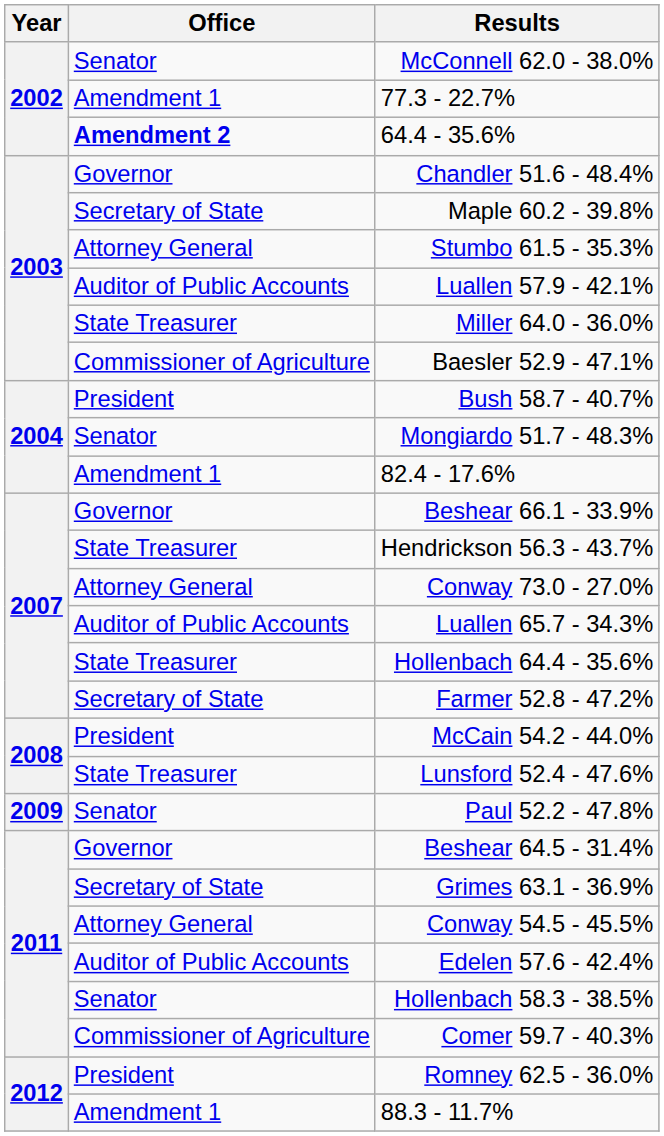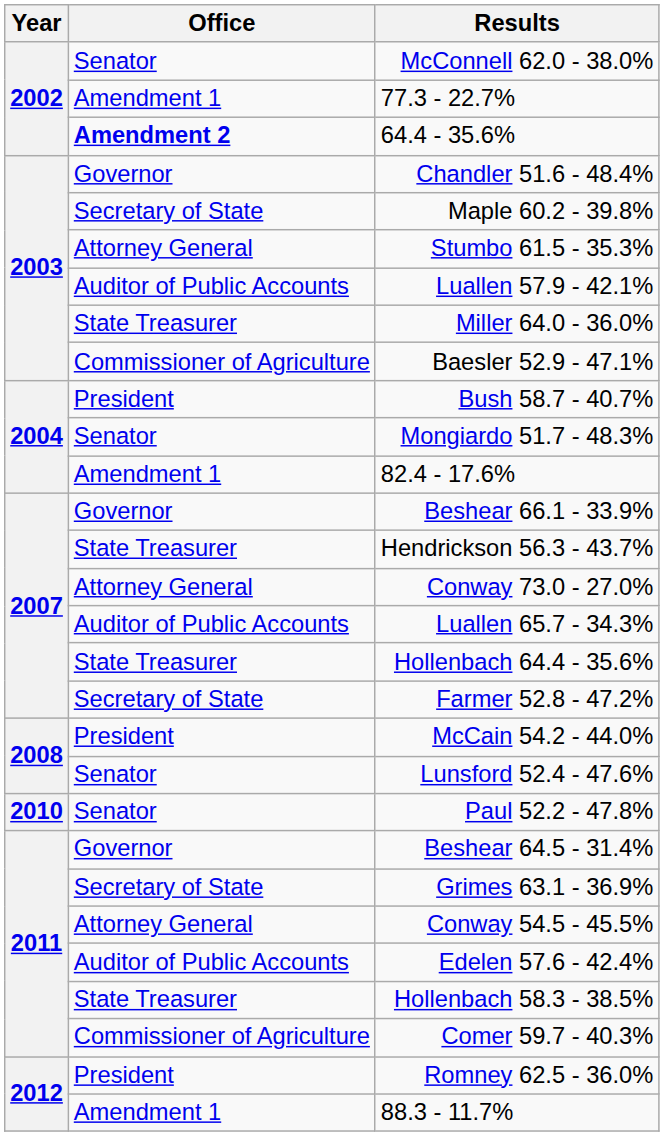(155, 774) State Treasurer -> (115, 774) Senator
(37, 811) 2009 -> (37, 811) 2010
(115, 999) Senator -> (155, 999) State Treasurer
